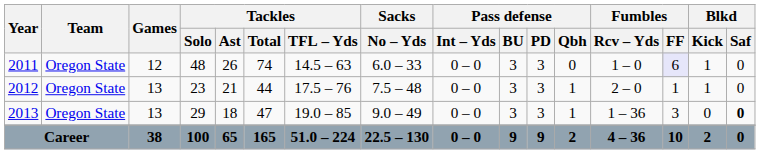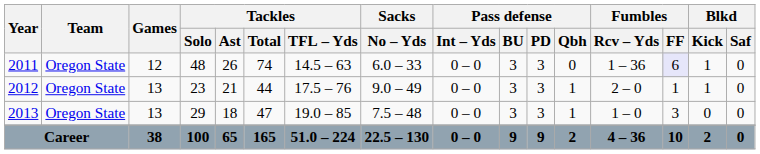(626, 64) 1 – 0 -> (626, 64) 1 – 36
(397, 88) 7.5 – 48 -> (397, 88) 9.0 – 49
(397, 112) 9.0 – 49 -> (397, 112) 7.5 – 48
(626, 112) 1 – 36 -> (626, 112) 1 – 0
(740, 112) bold -> (740, 112) normal
